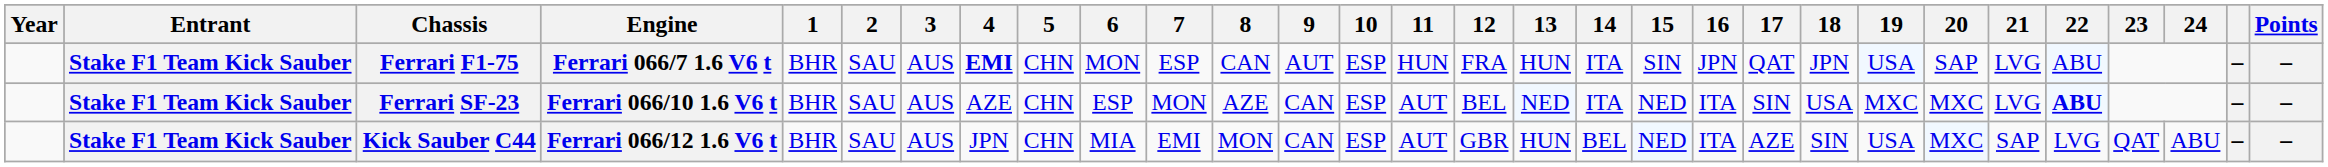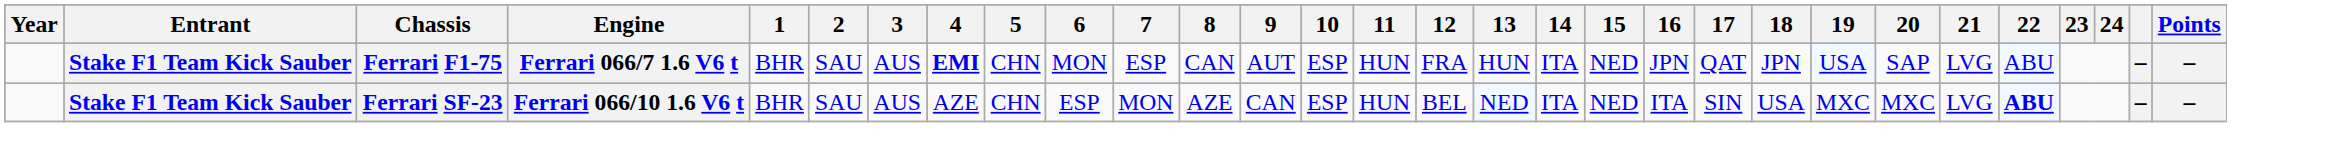(1662, 62) SIN -> (1614, 62) NED
(1423, 101) AUT -> (1385, 101) HUN
- row: (449, 140)
